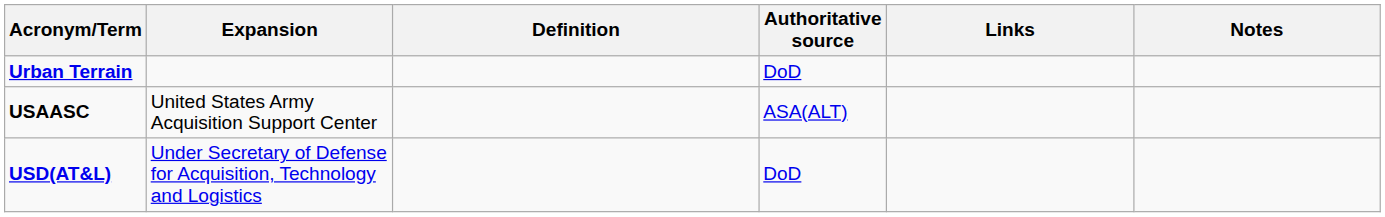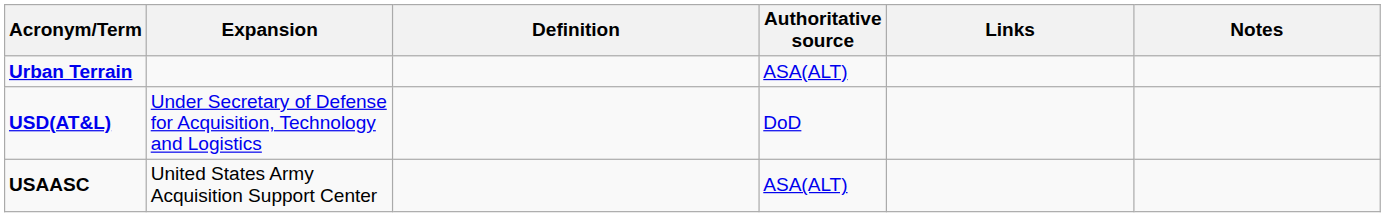(782, 71) DoD -> (805, 71) ASA(ALT)
rows swapped: (49, 112) <-> (60, 174)
